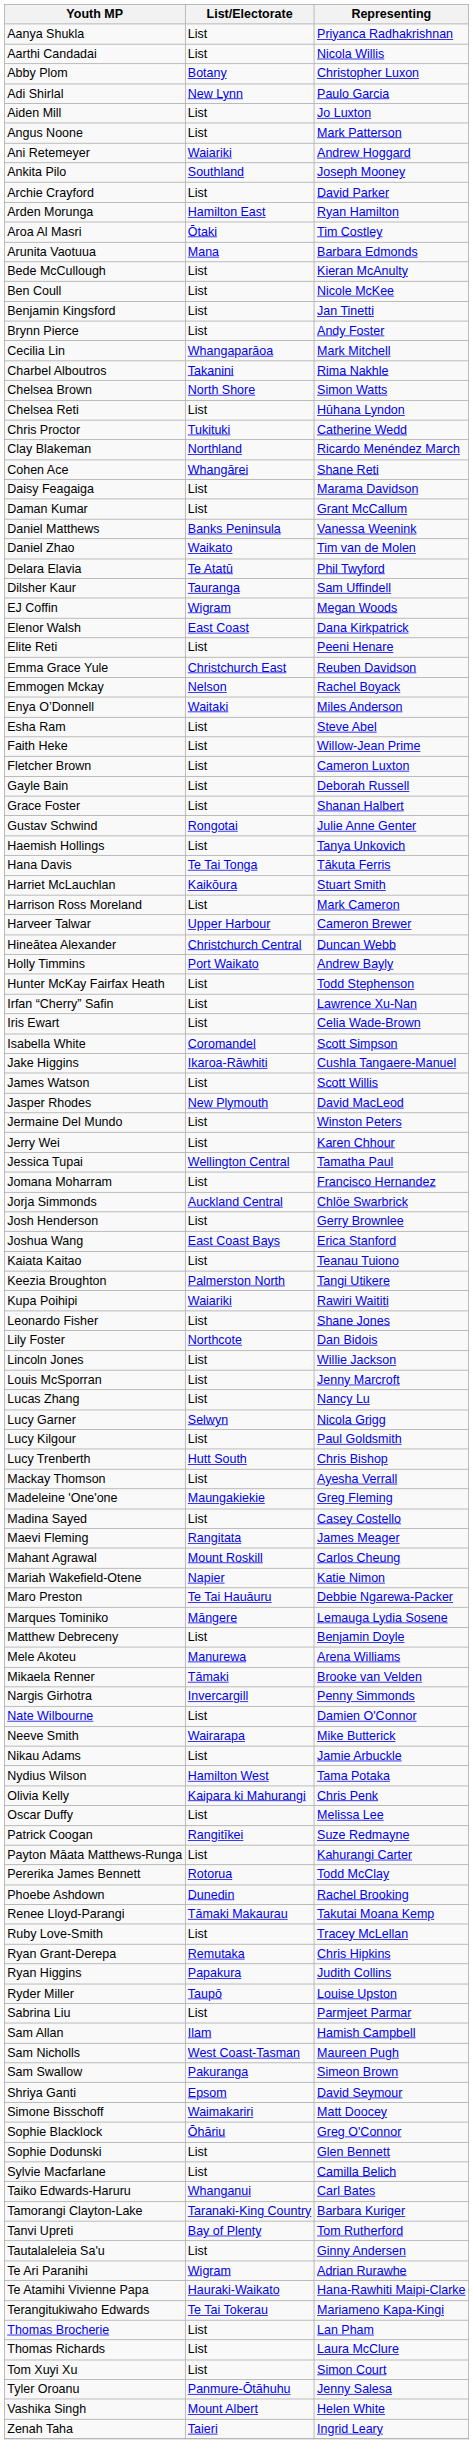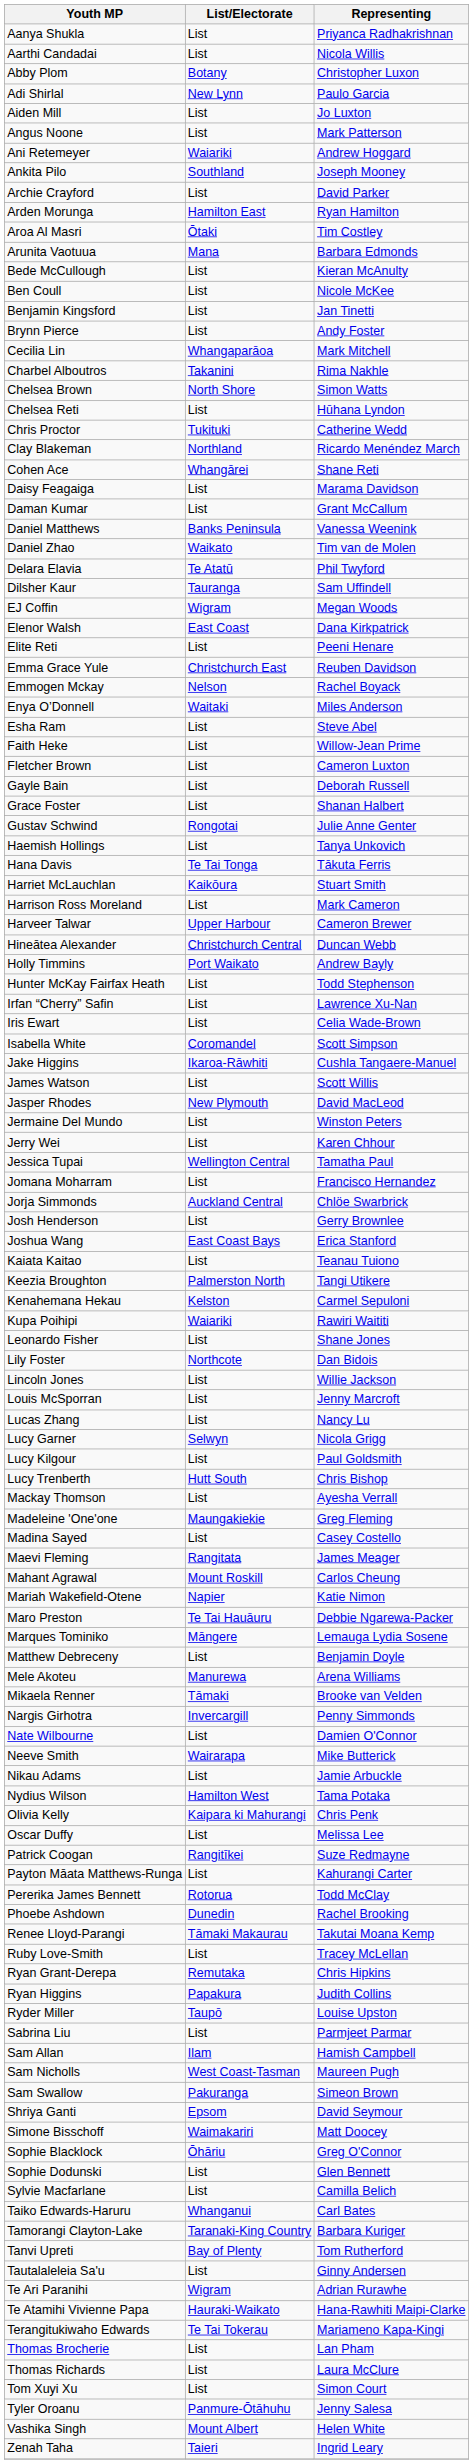+ row: (64, 1300)
